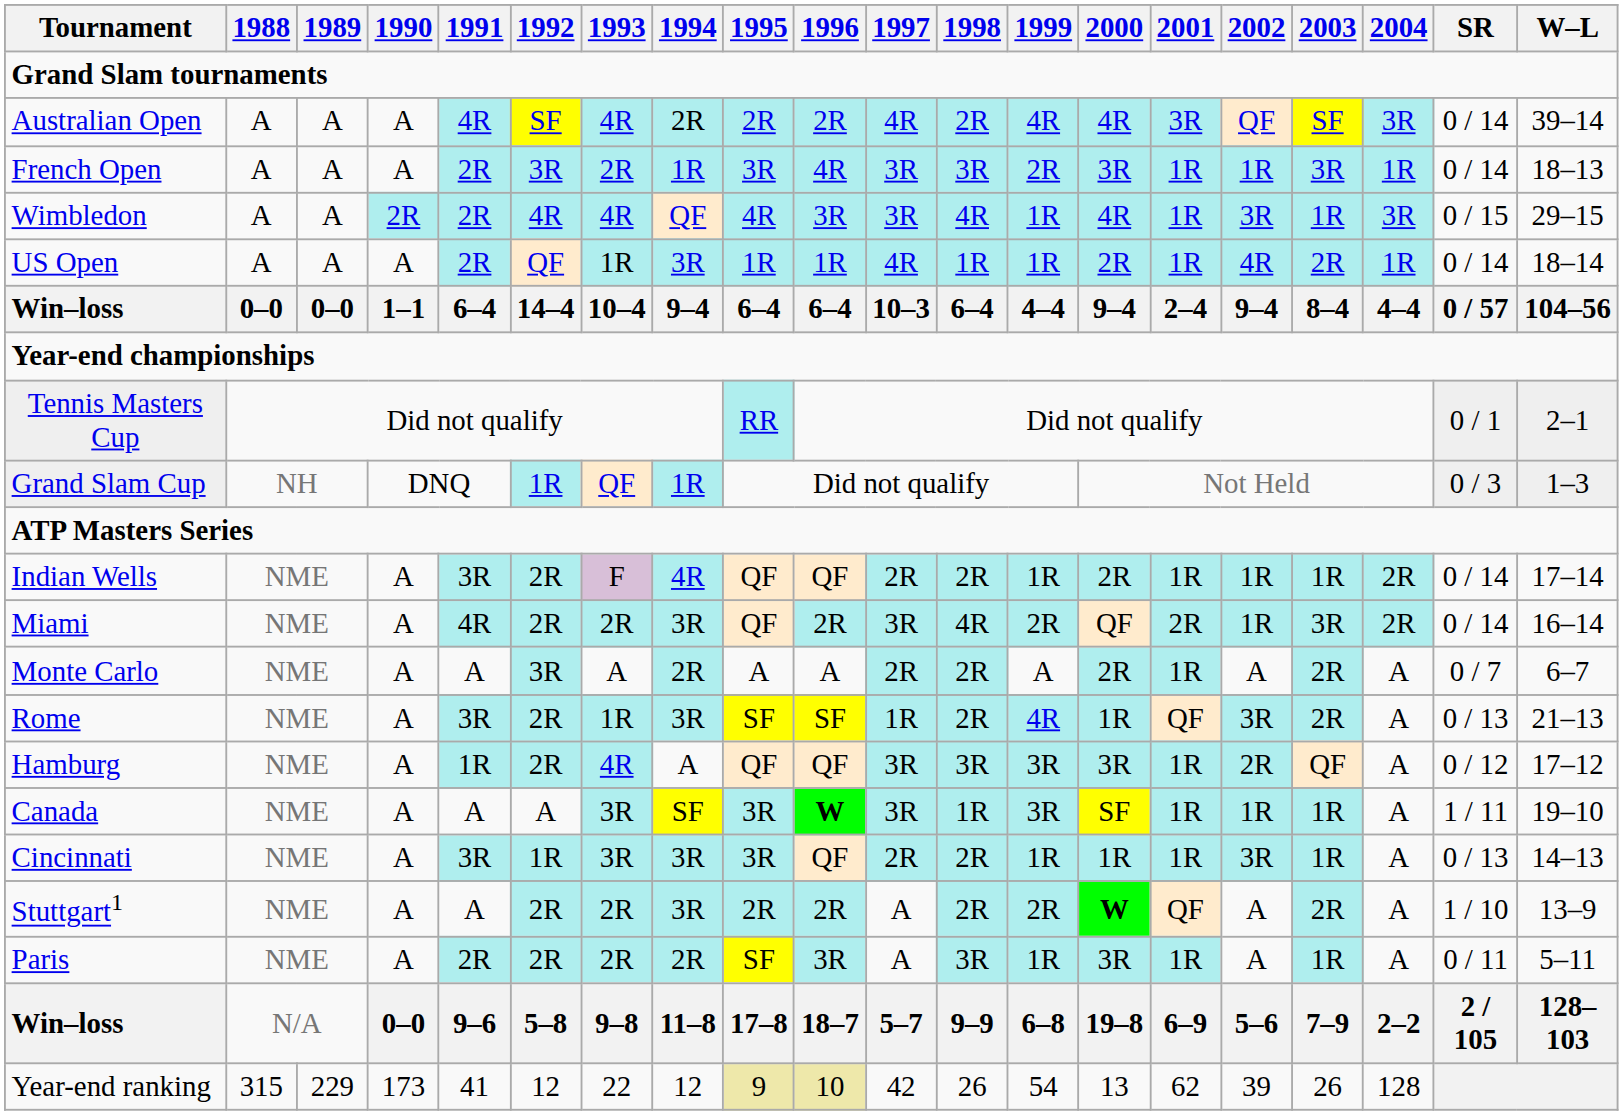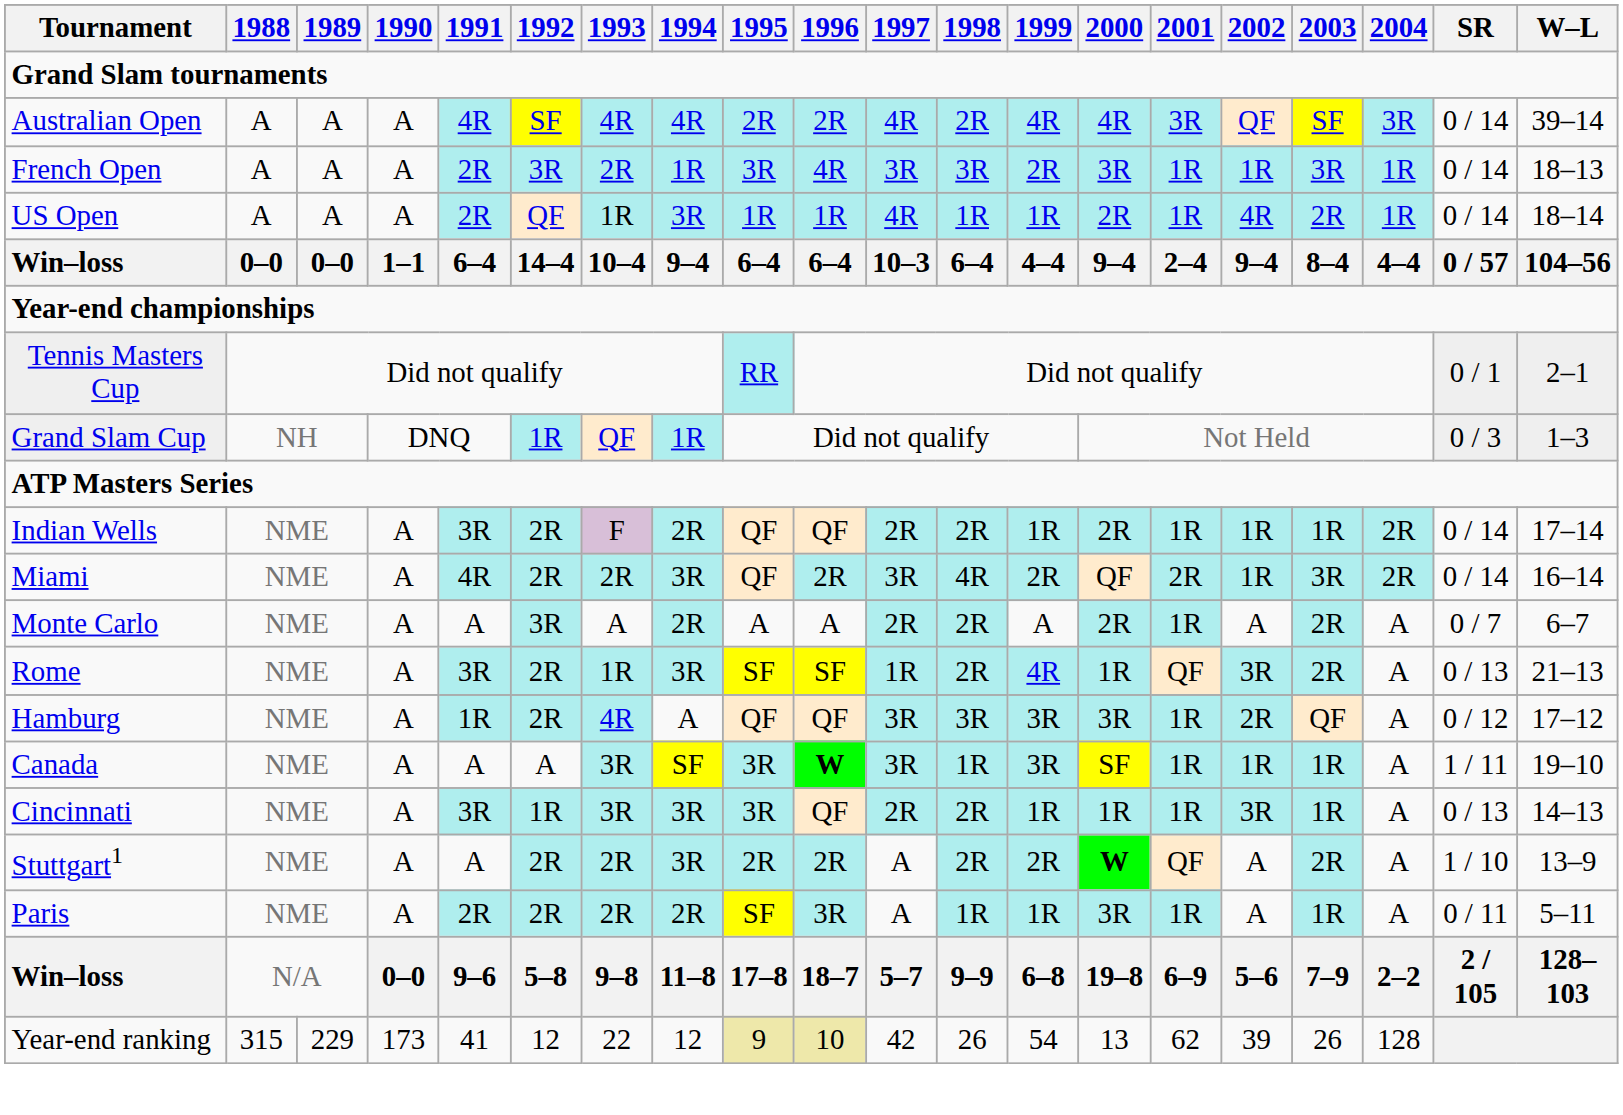(688, 121) 2R -> (688, 121) 4R
- row: (79, 214)
(688, 576) 4R -> (688, 529) 2R
(972, 958) 3R -> (972, 911) 1R
